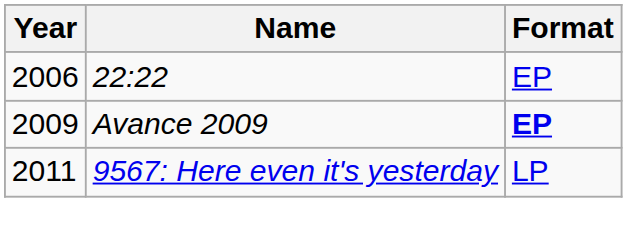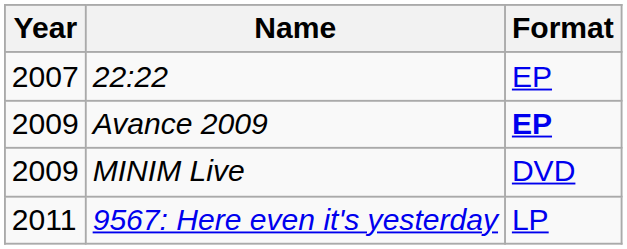(45, 76) 2006 -> (45, 76) 2007
+ row: (169, 171)
